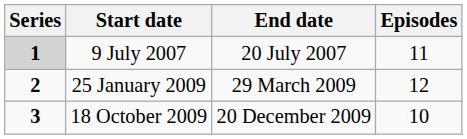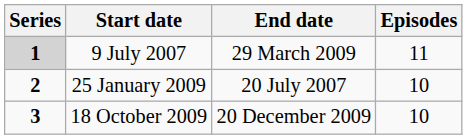(294, 52) 20 July 2007 -> (294, 52) 29 March 2009
(294, 85) 29 March 2009 -> (294, 85) 20 July 2007
(419, 85) 12 -> (419, 85) 10
